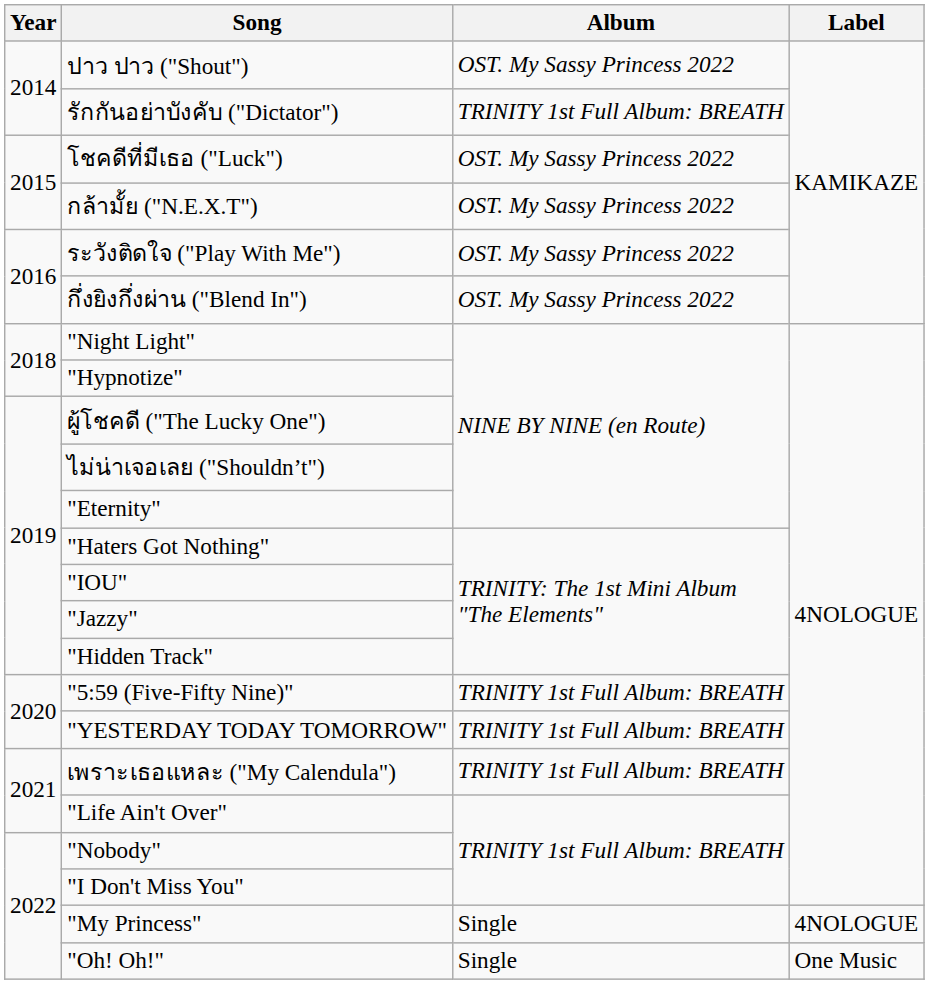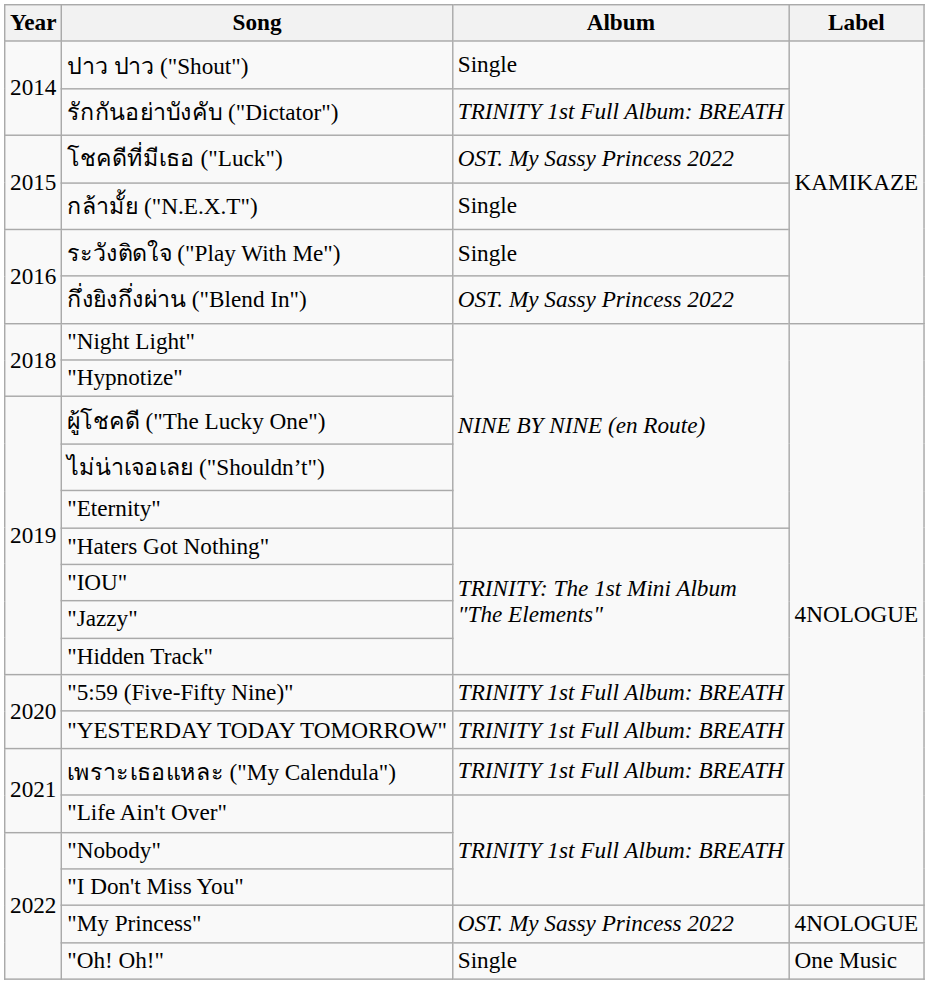(596, 64) OST. My Sassy Princess 2022 -> (487, 64) Single
(596, 205) OST. My Sassy Princess 2022 -> (487, 205) Single
(596, 252) OST. My Sassy Princess 2022 -> (487, 252) Single
(487, 923) Single -> (596, 923) OST. My Sassy Princess 2022
